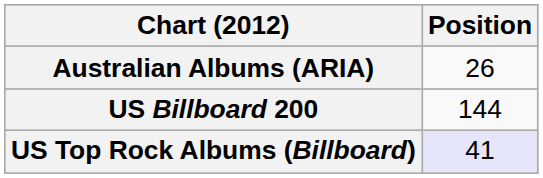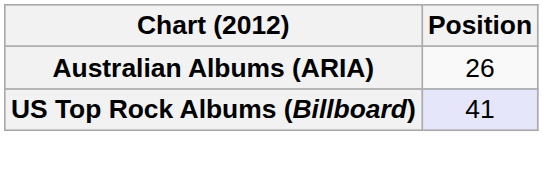- row: (213, 109)
